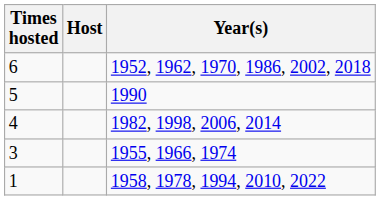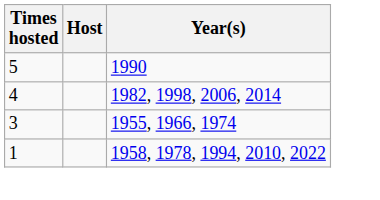- row: (13, 67)
